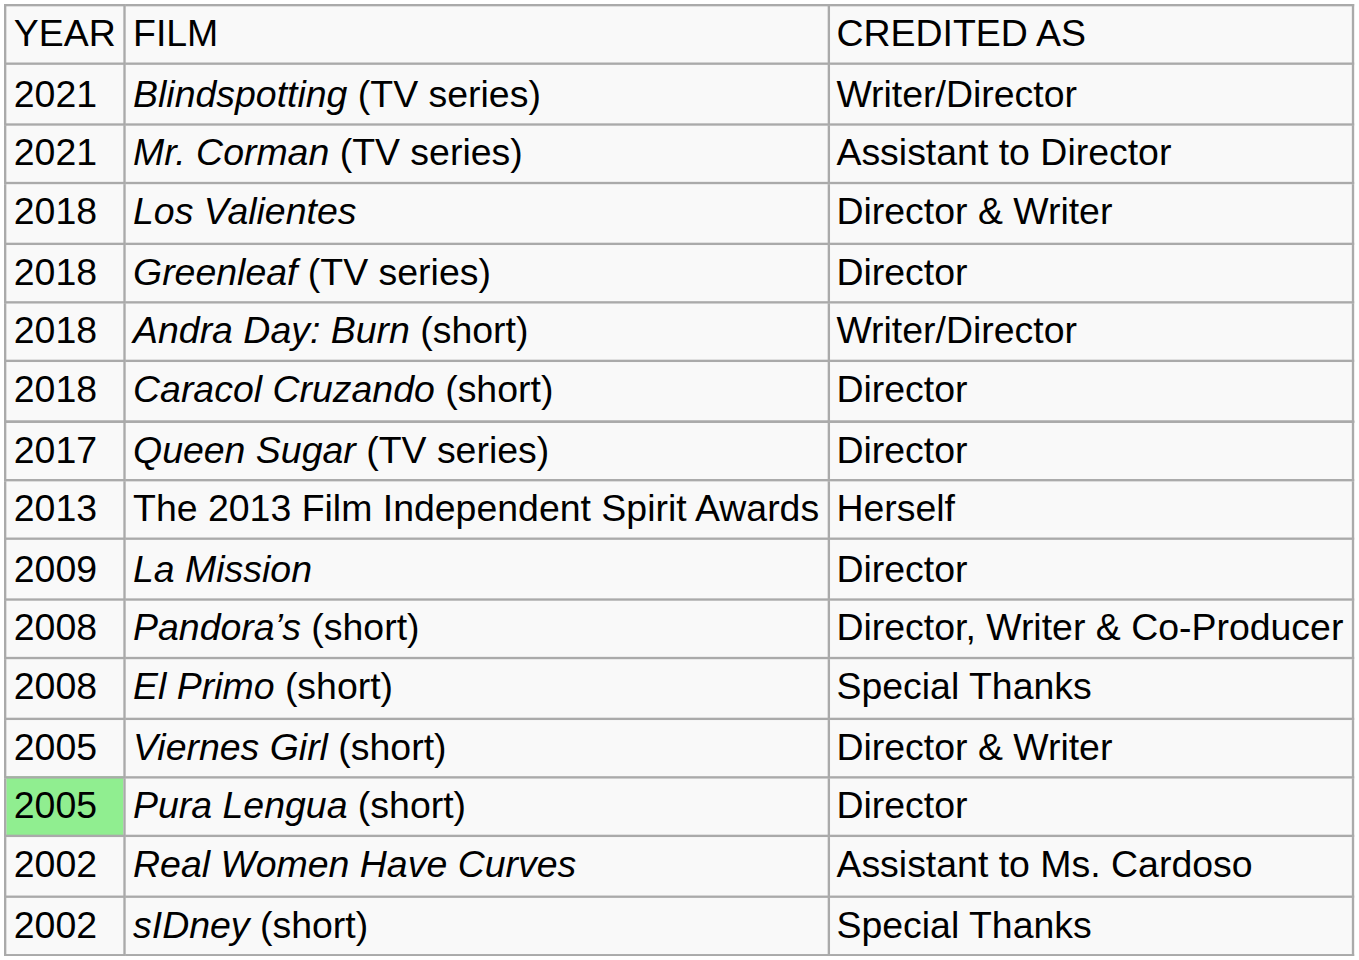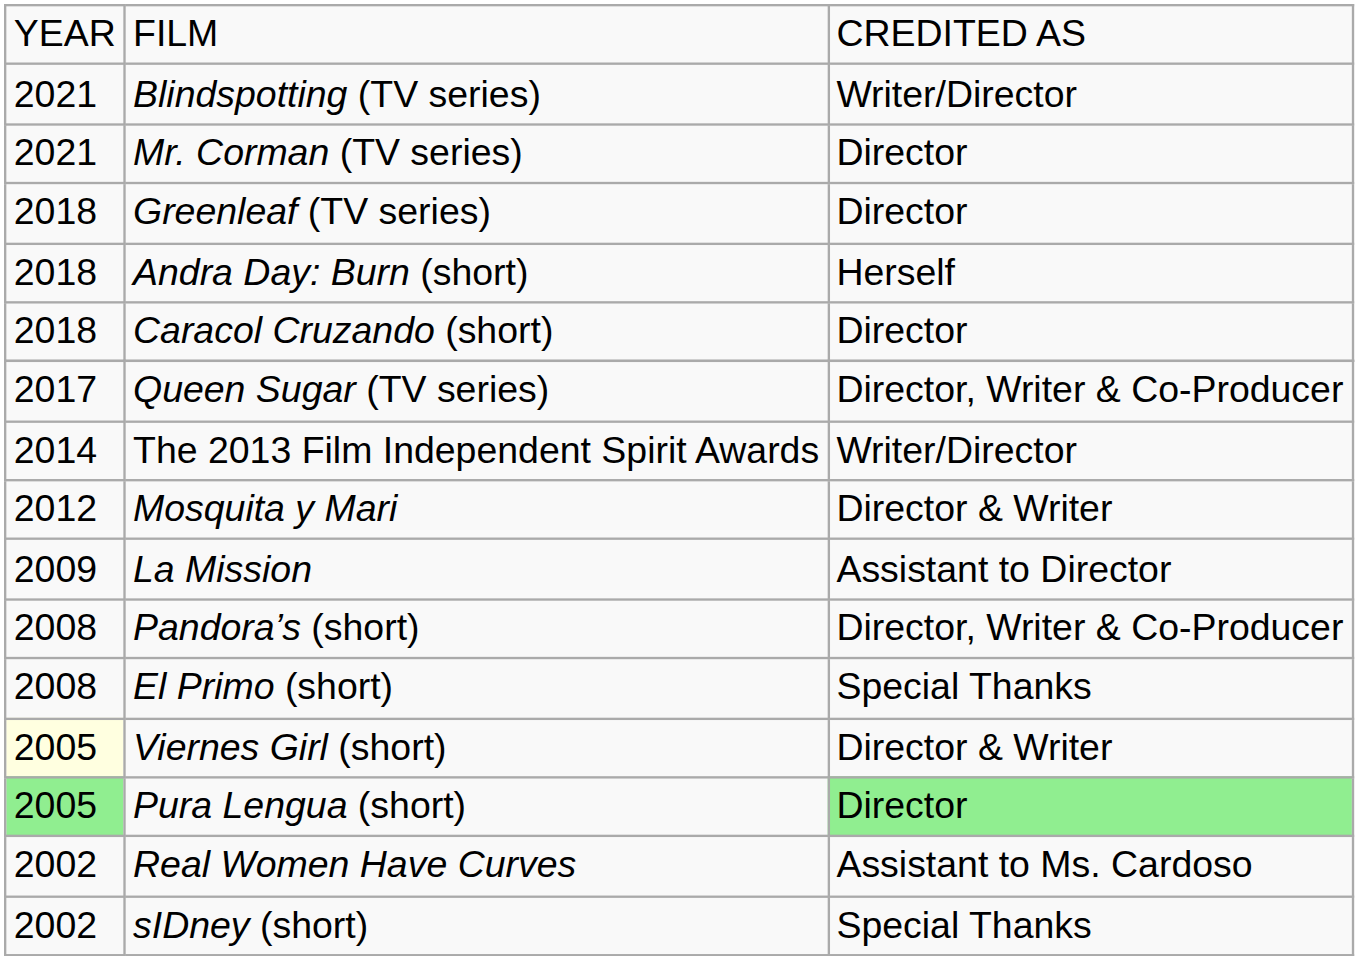(1004, 152) Assistant to Director -> (902, 152) Director
- row: (245, 212)
(957, 331) Writer/Director -> (896, 271) Herself
(902, 449) Director -> (1090, 390) Director, Writer & Co-Producer
(55, 509) 2013 -> (55, 449) 2014
(896, 509) Herself -> (957, 449) Writer/Director
+ row: (265, 509)
(902, 568) Director -> (1004, 568) Assistant to Director
(55, 746) no background -> (55, 746) lightyellow background
(902, 806) no background -> (902, 806) lightgreen background
